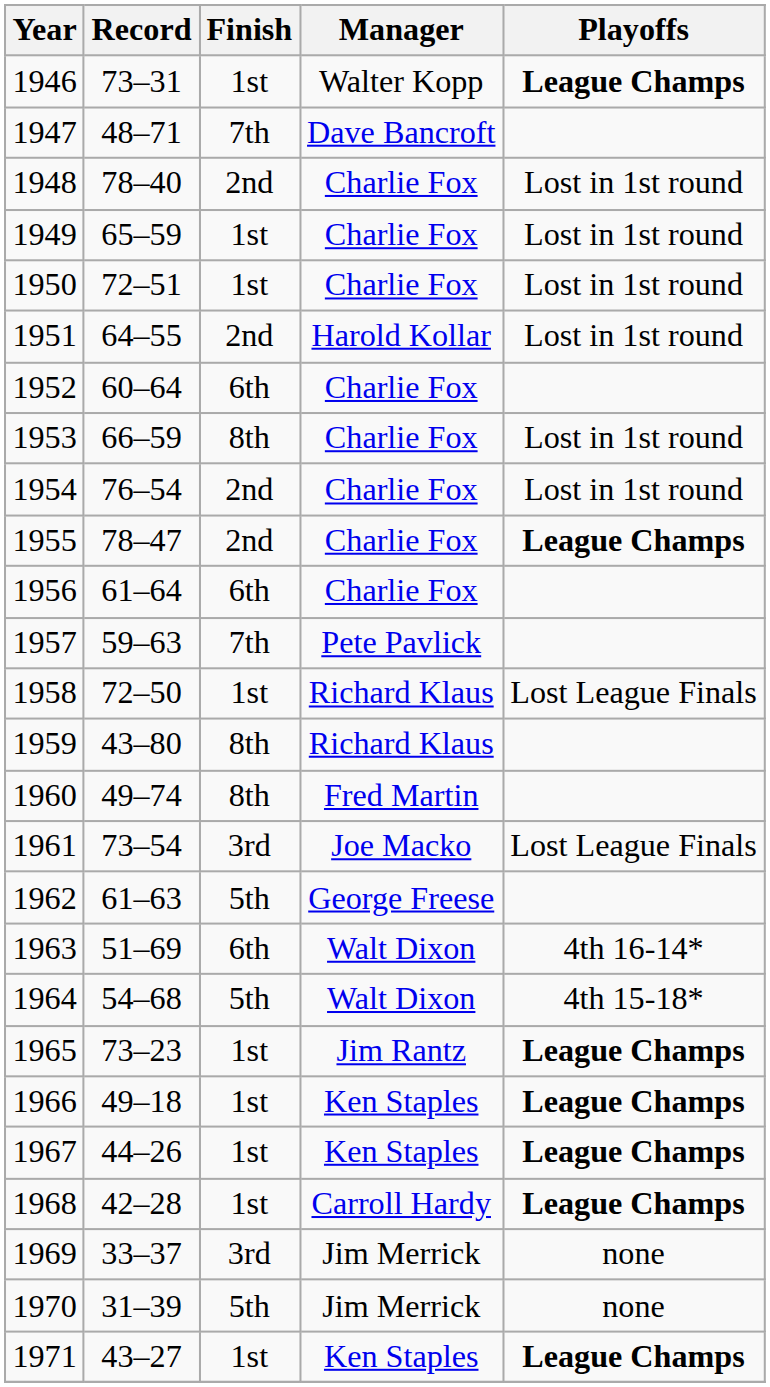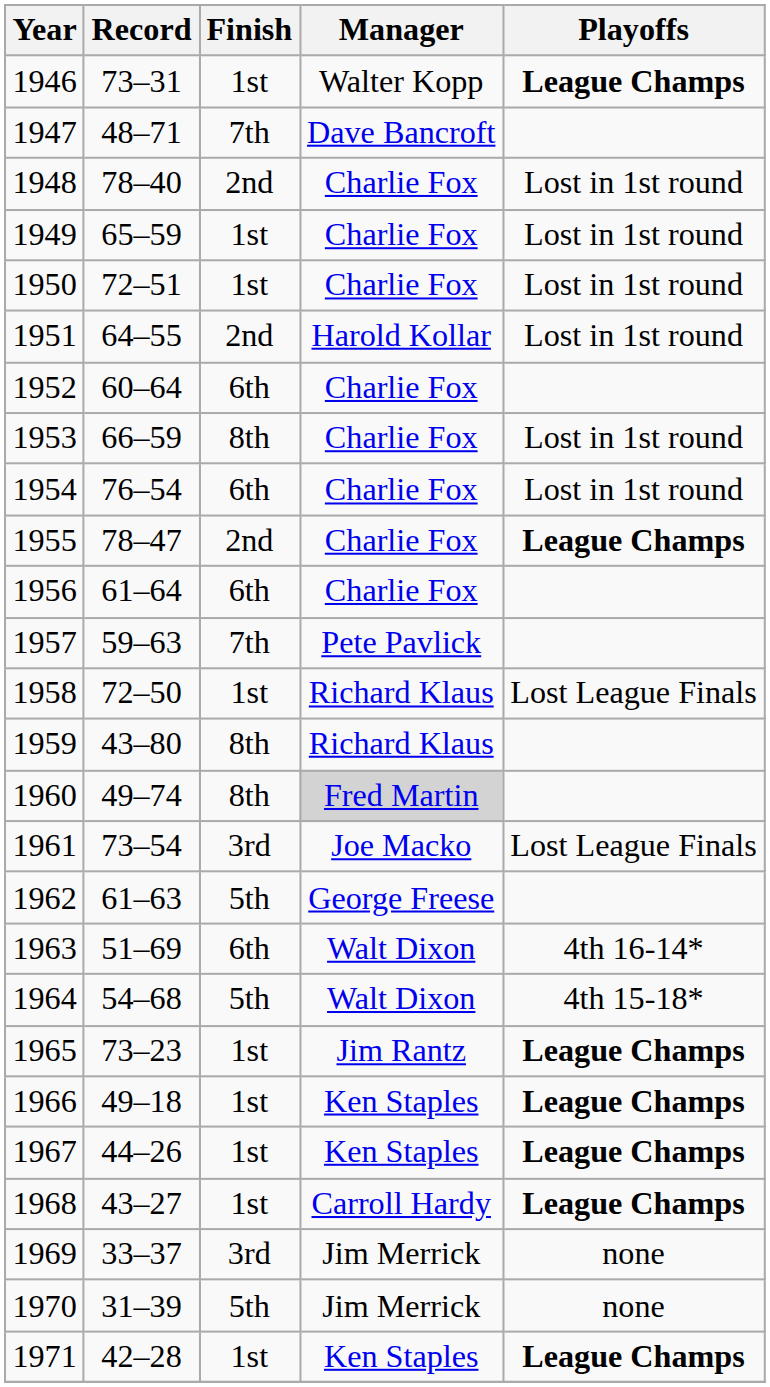(249, 489) 2nd -> (249, 489) 6th
(401, 795) no background -> (401, 795) lightgrey background
(142, 1203) 42–28 -> (142, 1203) 43–27
(142, 1356) 43–27 -> (142, 1356) 42–28
